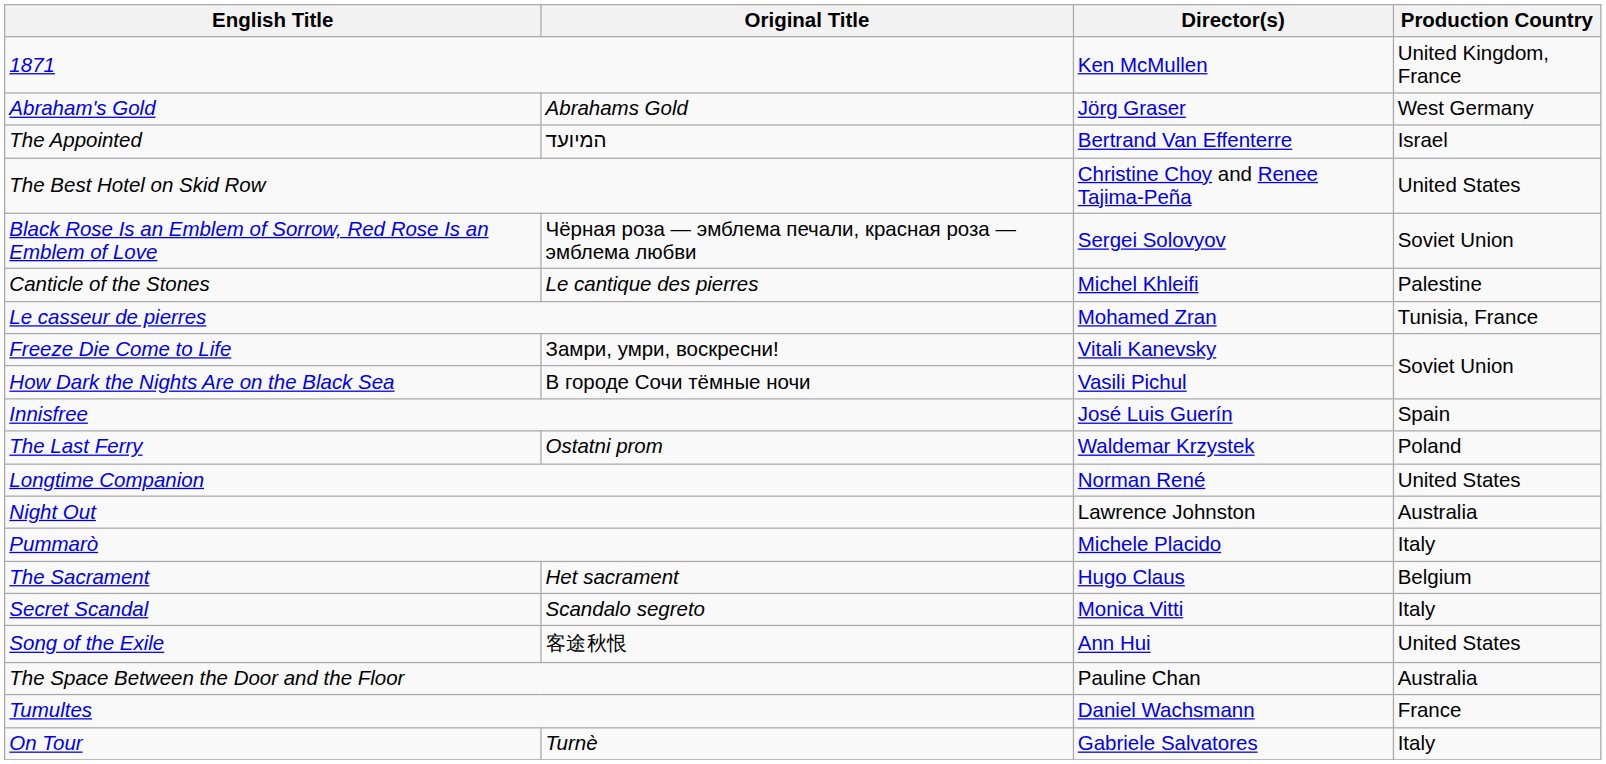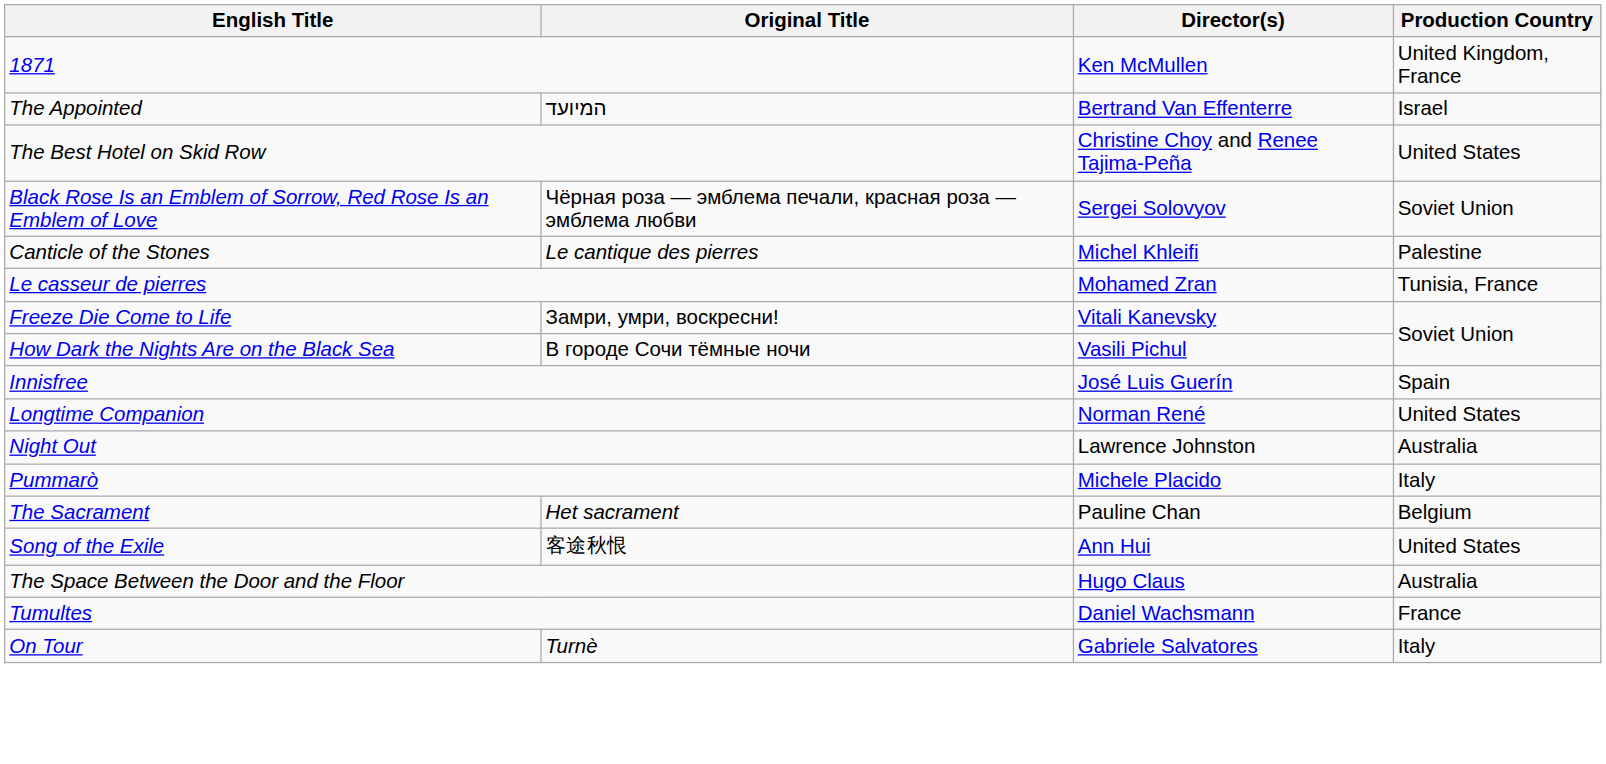- row: (82, 108)
- row: (76, 447)
(1131, 577) Hugo Claus -> (1139, 512) Pauline Chan
- row: (79, 609)
(1139, 678) Pauline Chan -> (1131, 580) Hugo Claus
